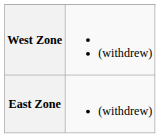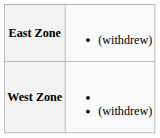rows swapped: (35, 39) <-> (35, 104)
